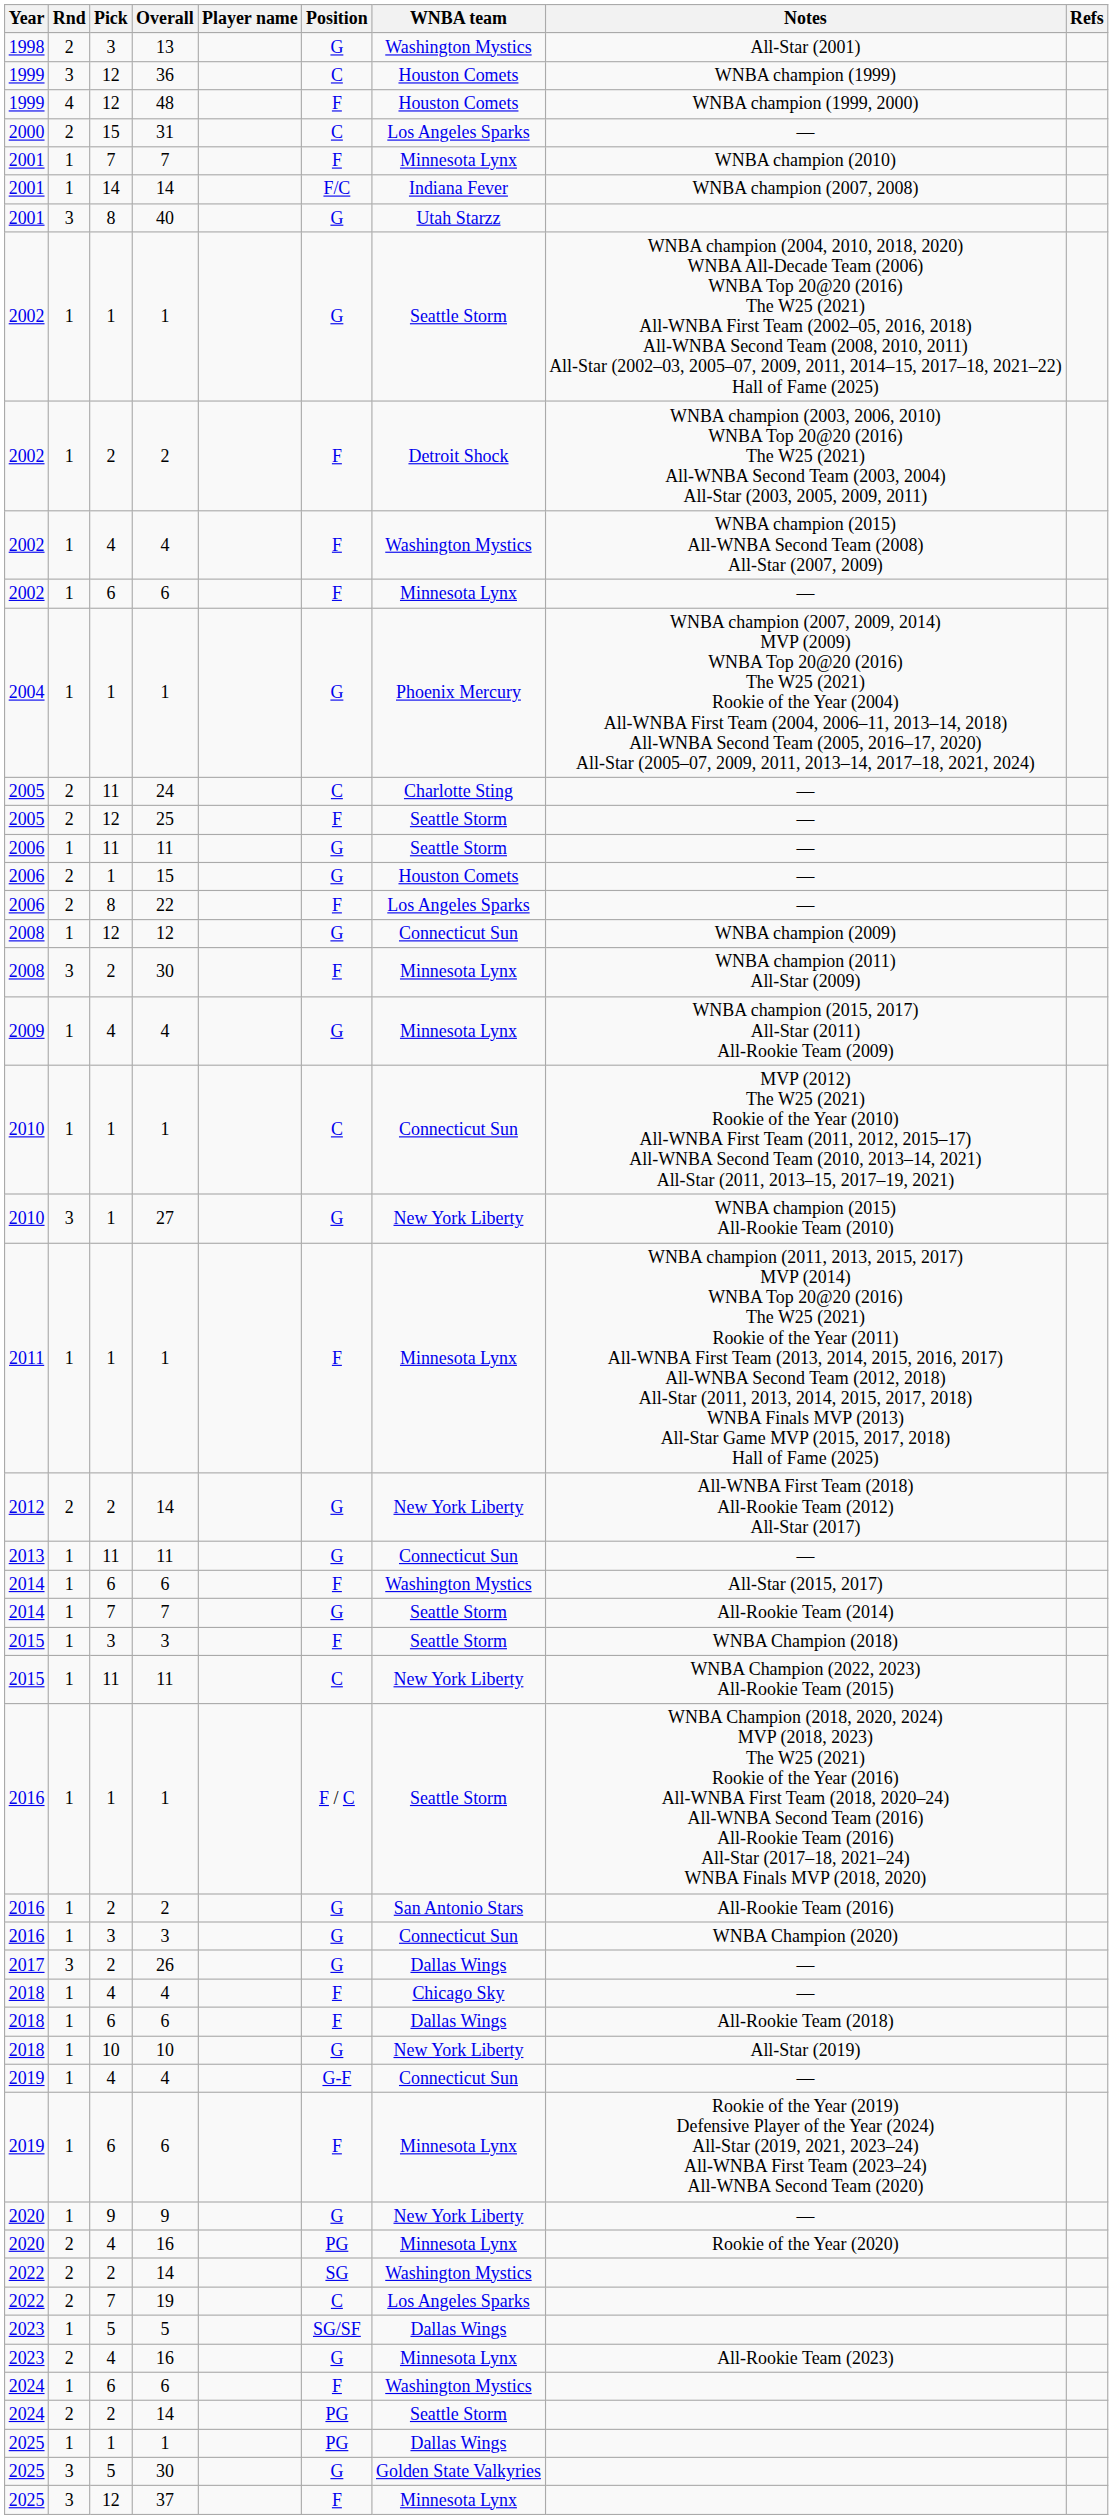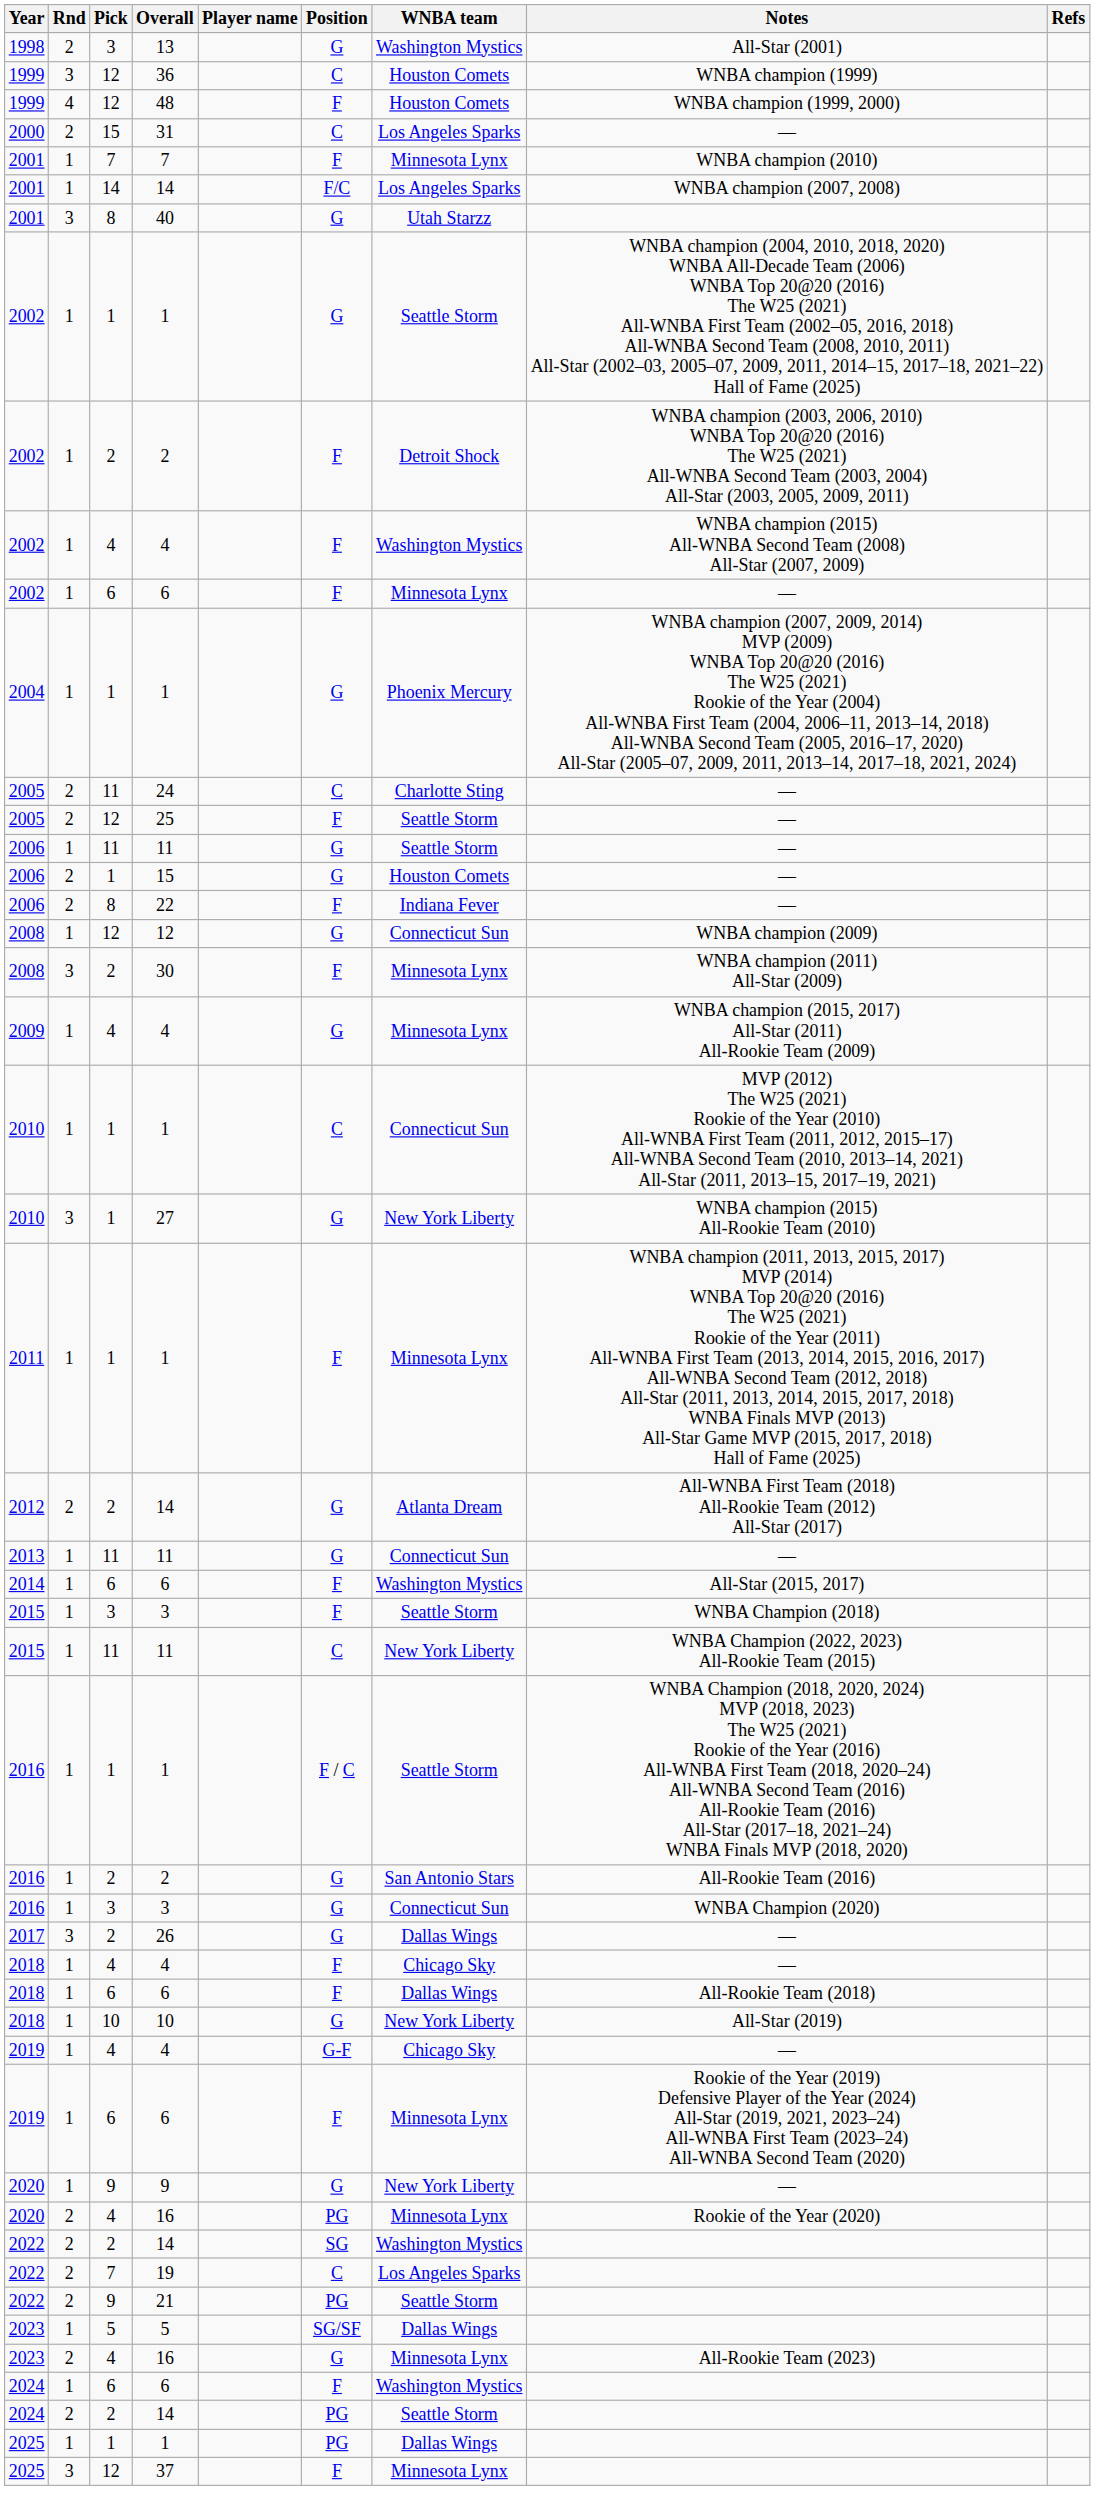(458, 189) Indiana Fever -> (449, 189) Los Angeles Sparks
(458, 905) Los Angeles Sparks -> (449, 905) Indiana Fever
(458, 1507) New York Liberty -> (449, 1507) Atlanta Dream
- row: (27, 1612)
(458, 2078) Connecticut Sun -> (449, 2049) Chicago Sky
+ row: (27, 2300)
- row: (27, 2471)
